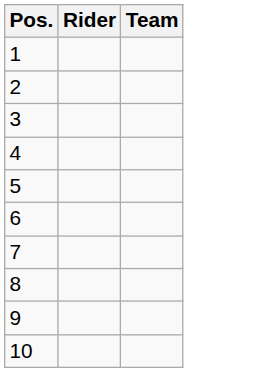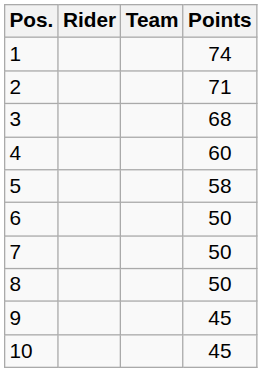+ column: (220, 20)
